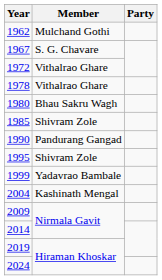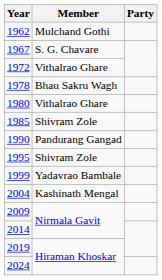(71, 85) Vithalrao Ghare -> (76, 85) Bhau Sakru Wagh
(76, 103) Bhau Sakru Wagh -> (71, 103) Vithalrao Ghare
